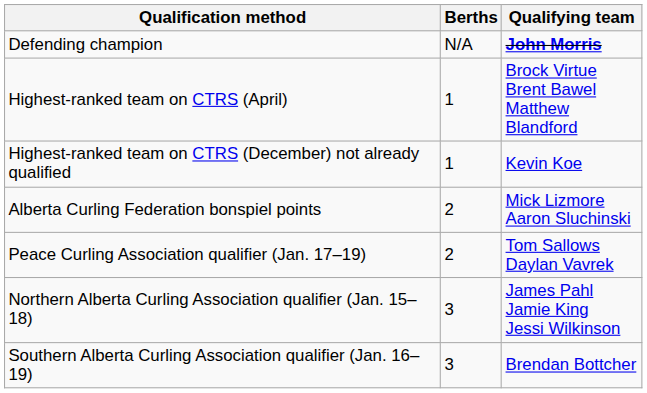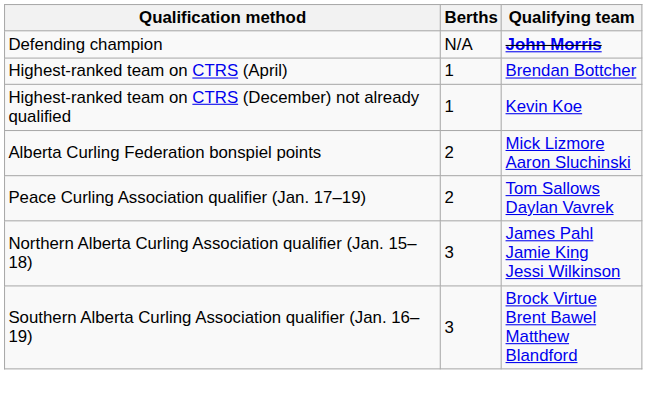(551, 99) Brock Virtue Brent Bawel Matthew Blandford -> (571, 71) Brendan Bottcher
(571, 364) Brendan Bottcher -> (551, 327) Brock Virtue Brent Bawel Matthew Blandford
